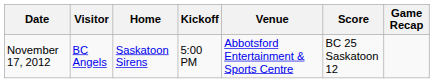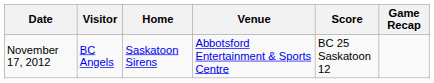- column: (200, 19)
